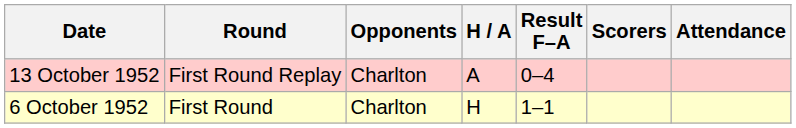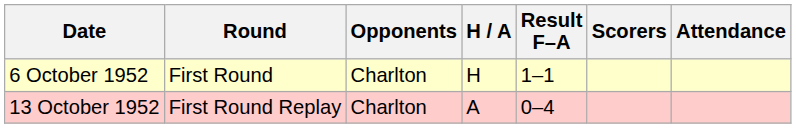rows swapped: (79, 107) <-> (84, 75)
